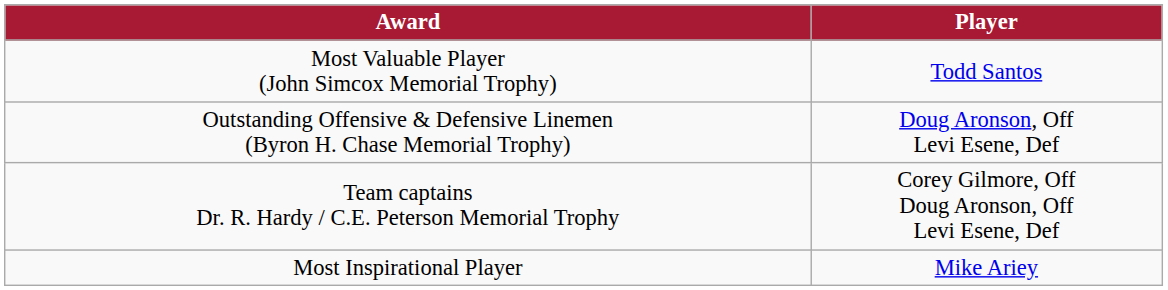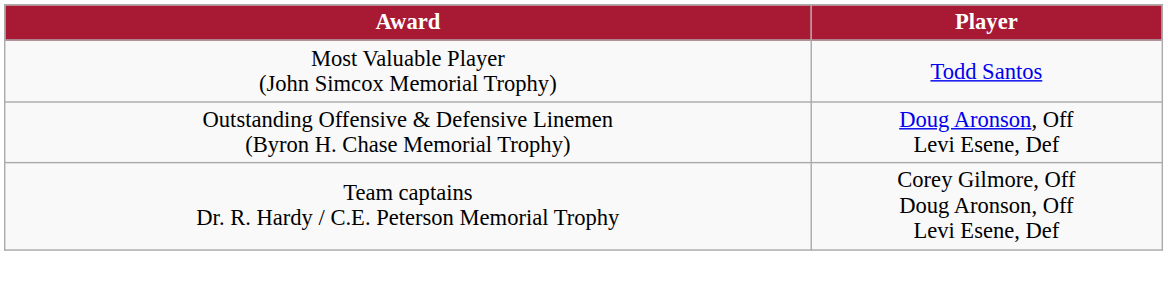- row: (408, 267)
